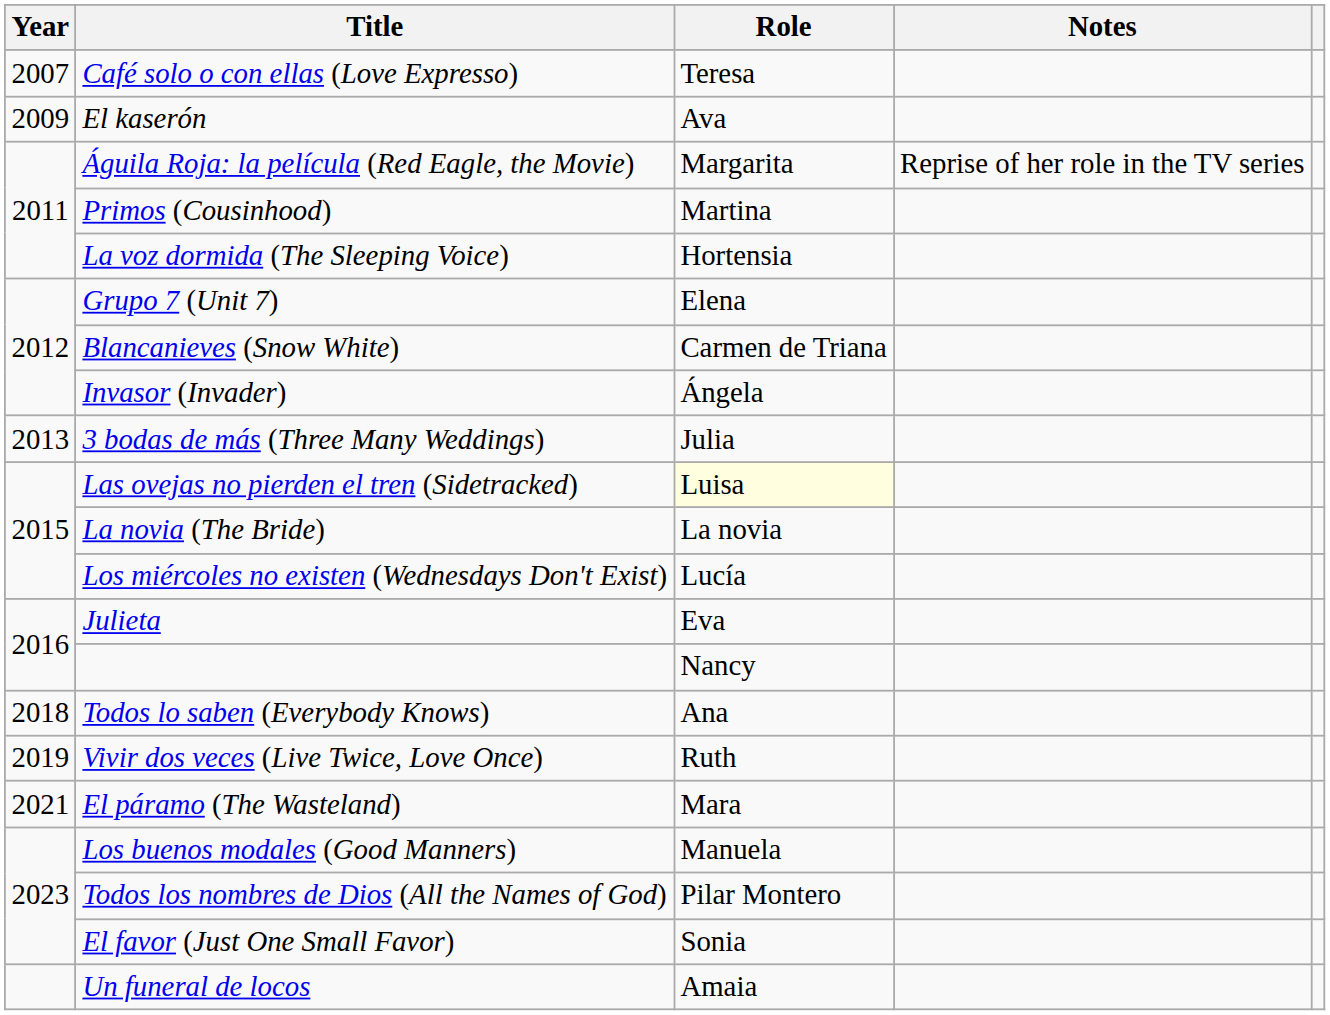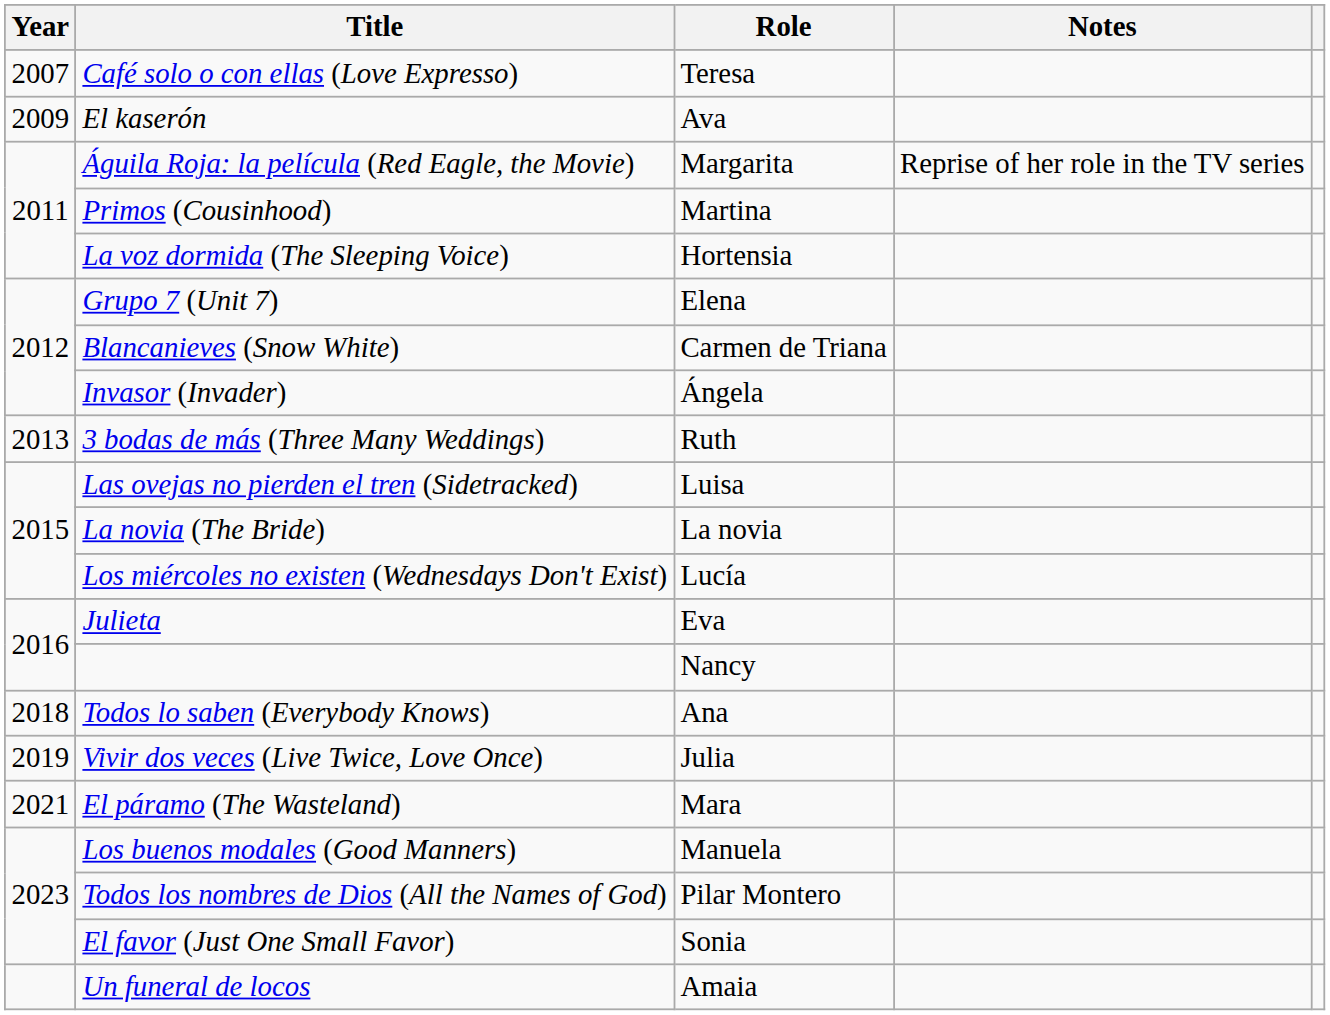(708, 438) Julia -> (708, 438) Ruth
(712, 484) lightyellow background -> (712, 484) no background
(708, 758) Ruth -> (708, 758) Julia
